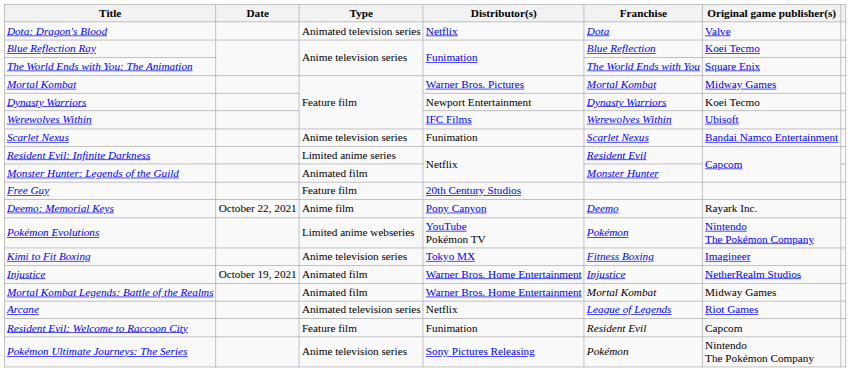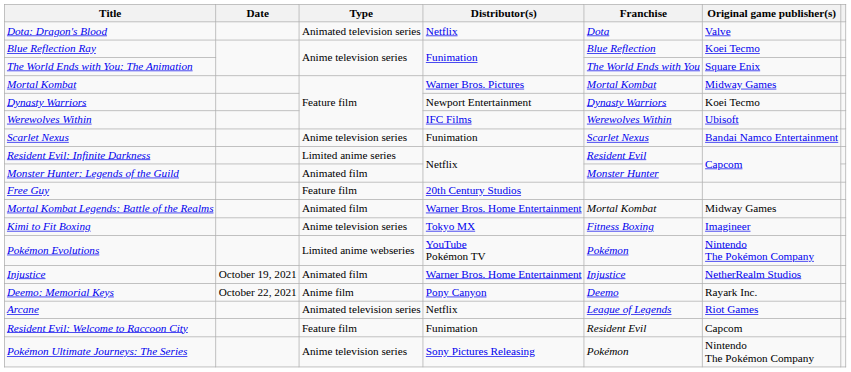rows swapped: (110, 292) <-> (60, 208)
rows swapped: (53, 232) <-> (49, 256)
